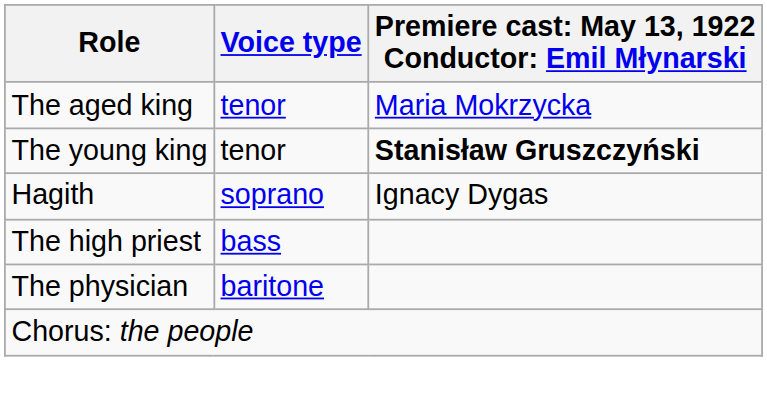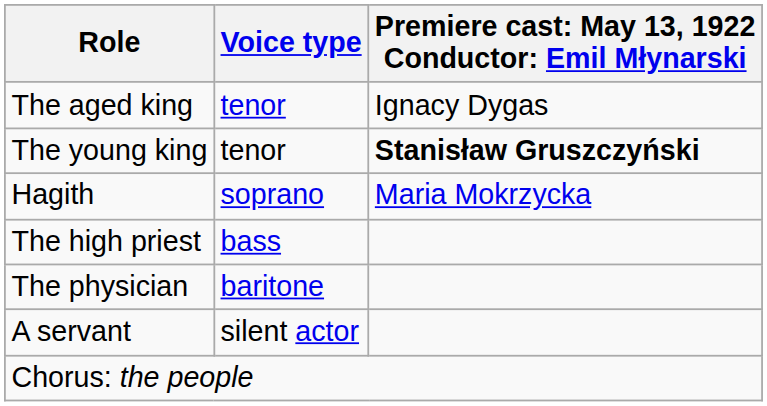(483, 104) Maria Mokrzycka -> (462, 104) Ignacy Dygas
(462, 195) Ignacy Dygas -> (483, 195) Maria Mokrzycka
+ row: (71, 331)
